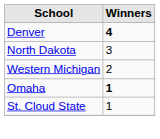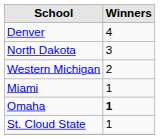(109, 32) bold -> (109, 32) normal
+ row: (23, 87)
